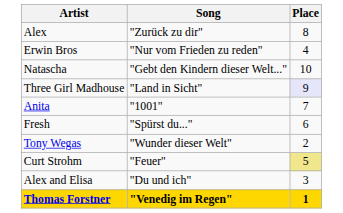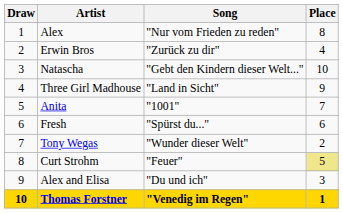+ column: (21, 13)
(166, 32) "Zurück zu dir" -> (213, 32) "Nur vom Frieden zu reden"
(196, 50) "Nur vom Frieden zu reden" -> (183, 50) "Zurück zu dir"
(306, 87) lavender background -> (322, 87) no background
